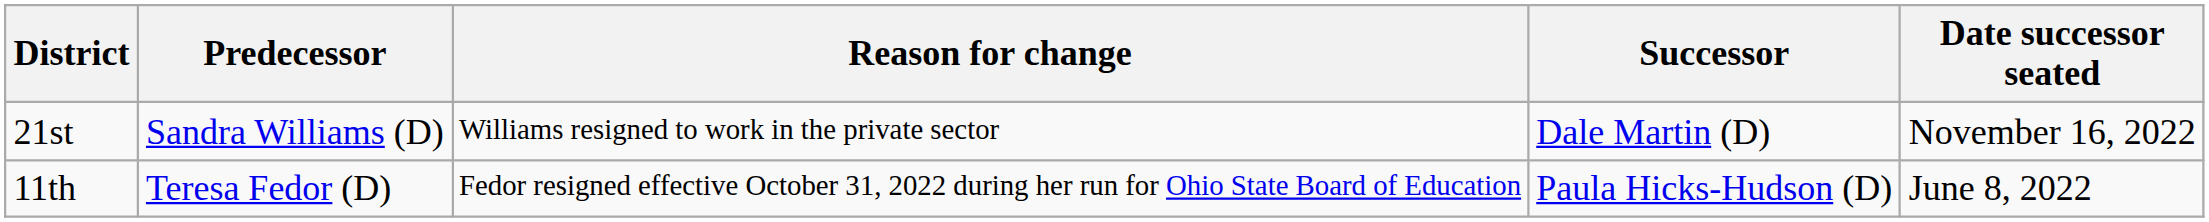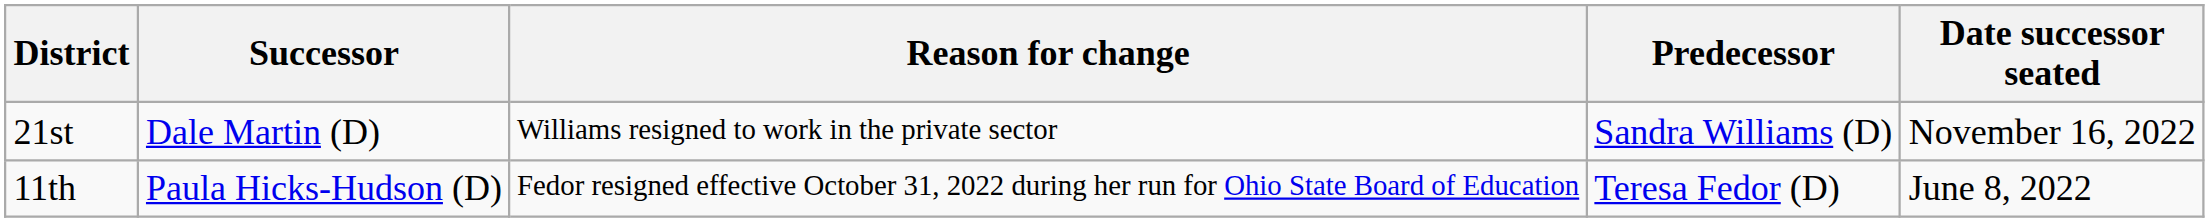columns swapped: (295, 53) <-> (1714, 53)
